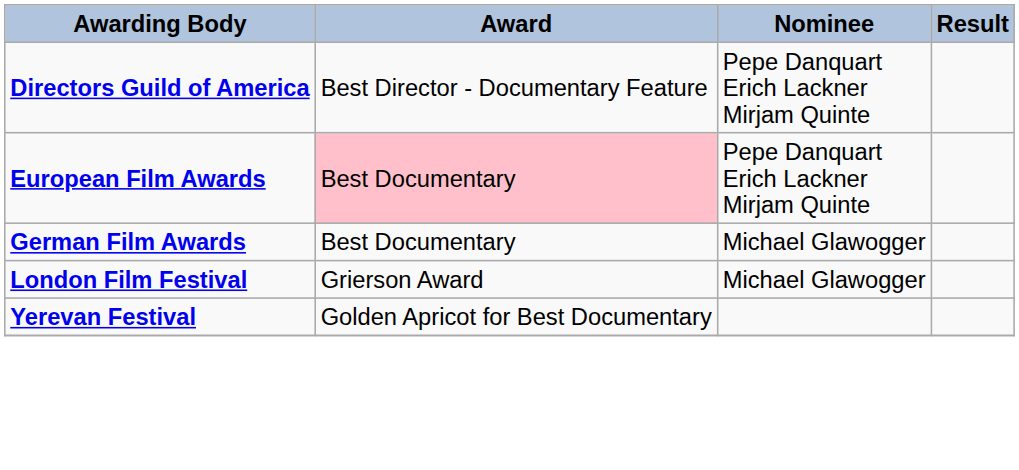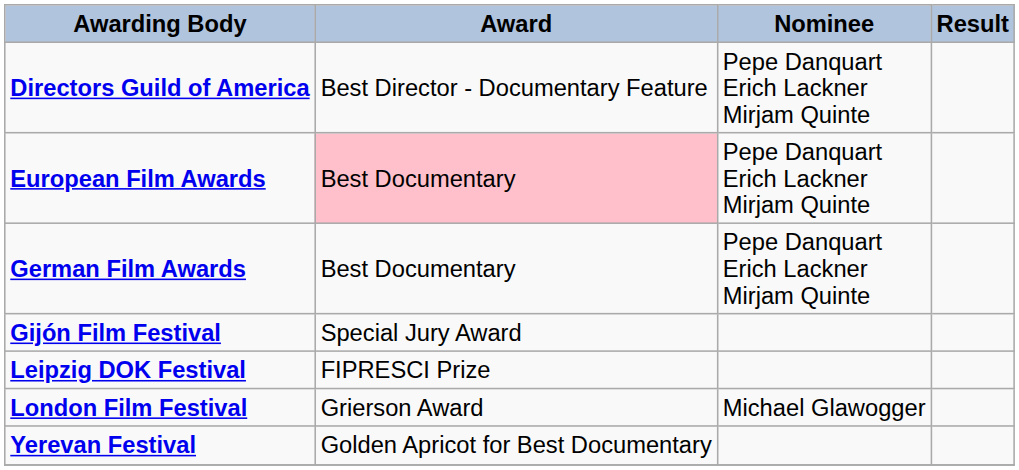(824, 242) Michael Glawogger -> (802, 269) Pepe Danquart Erich Lackner Mirjam Quinte
+ row: (116, 333)
+ row: (128, 371)
